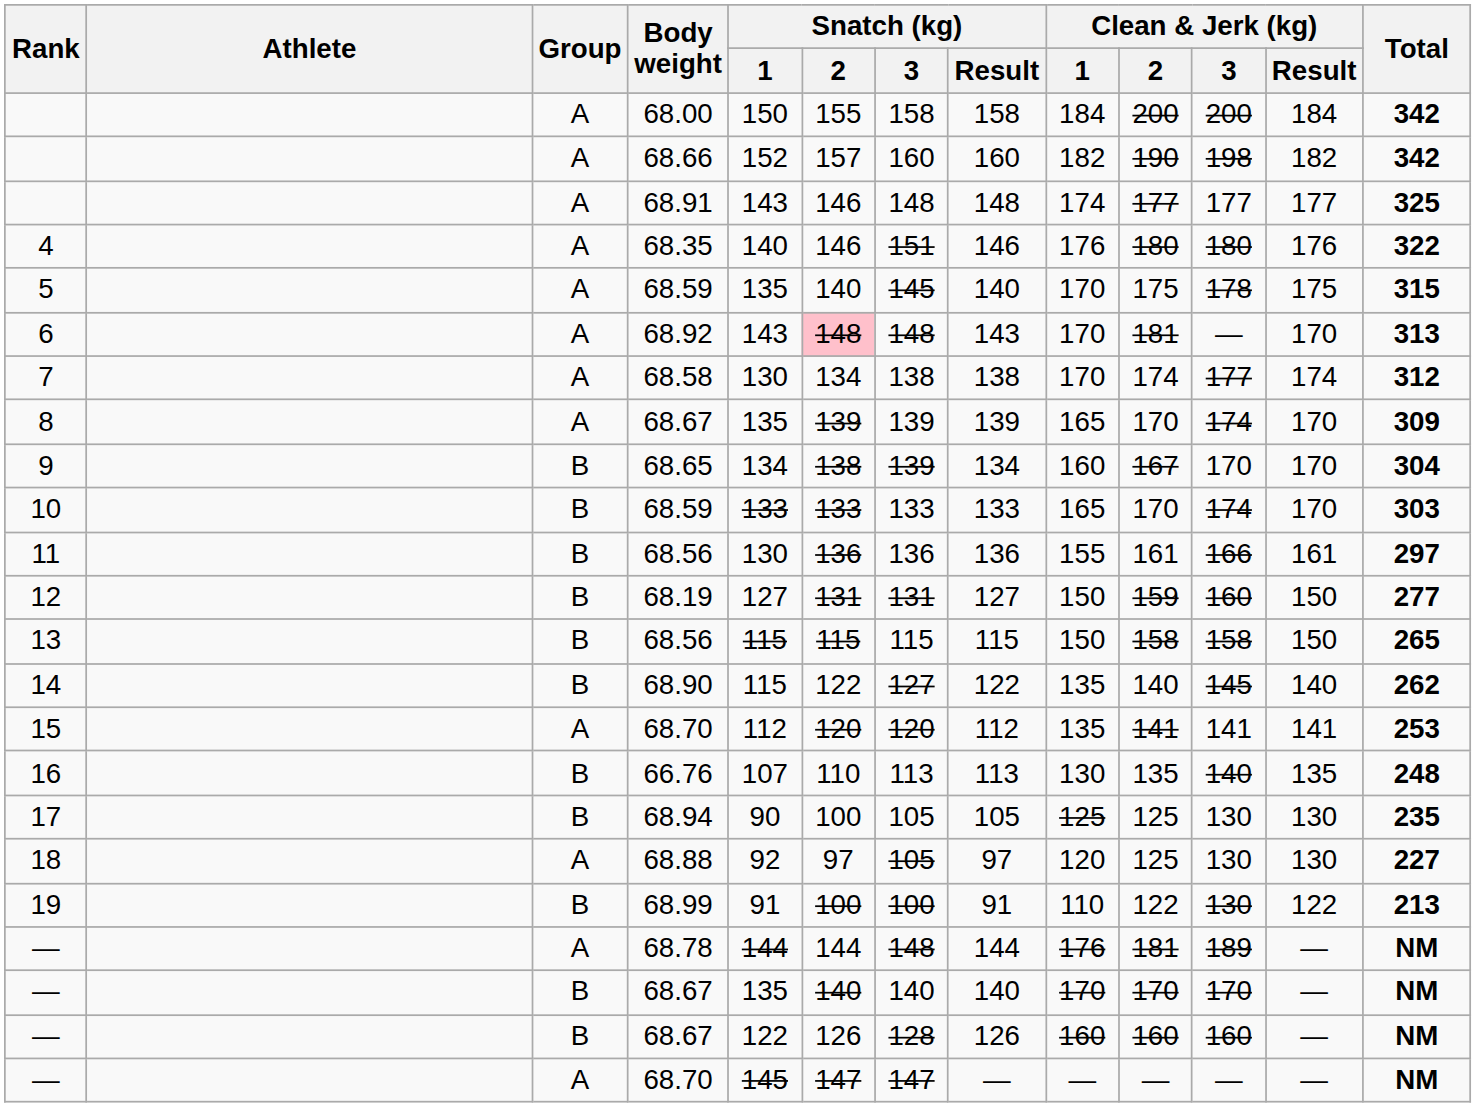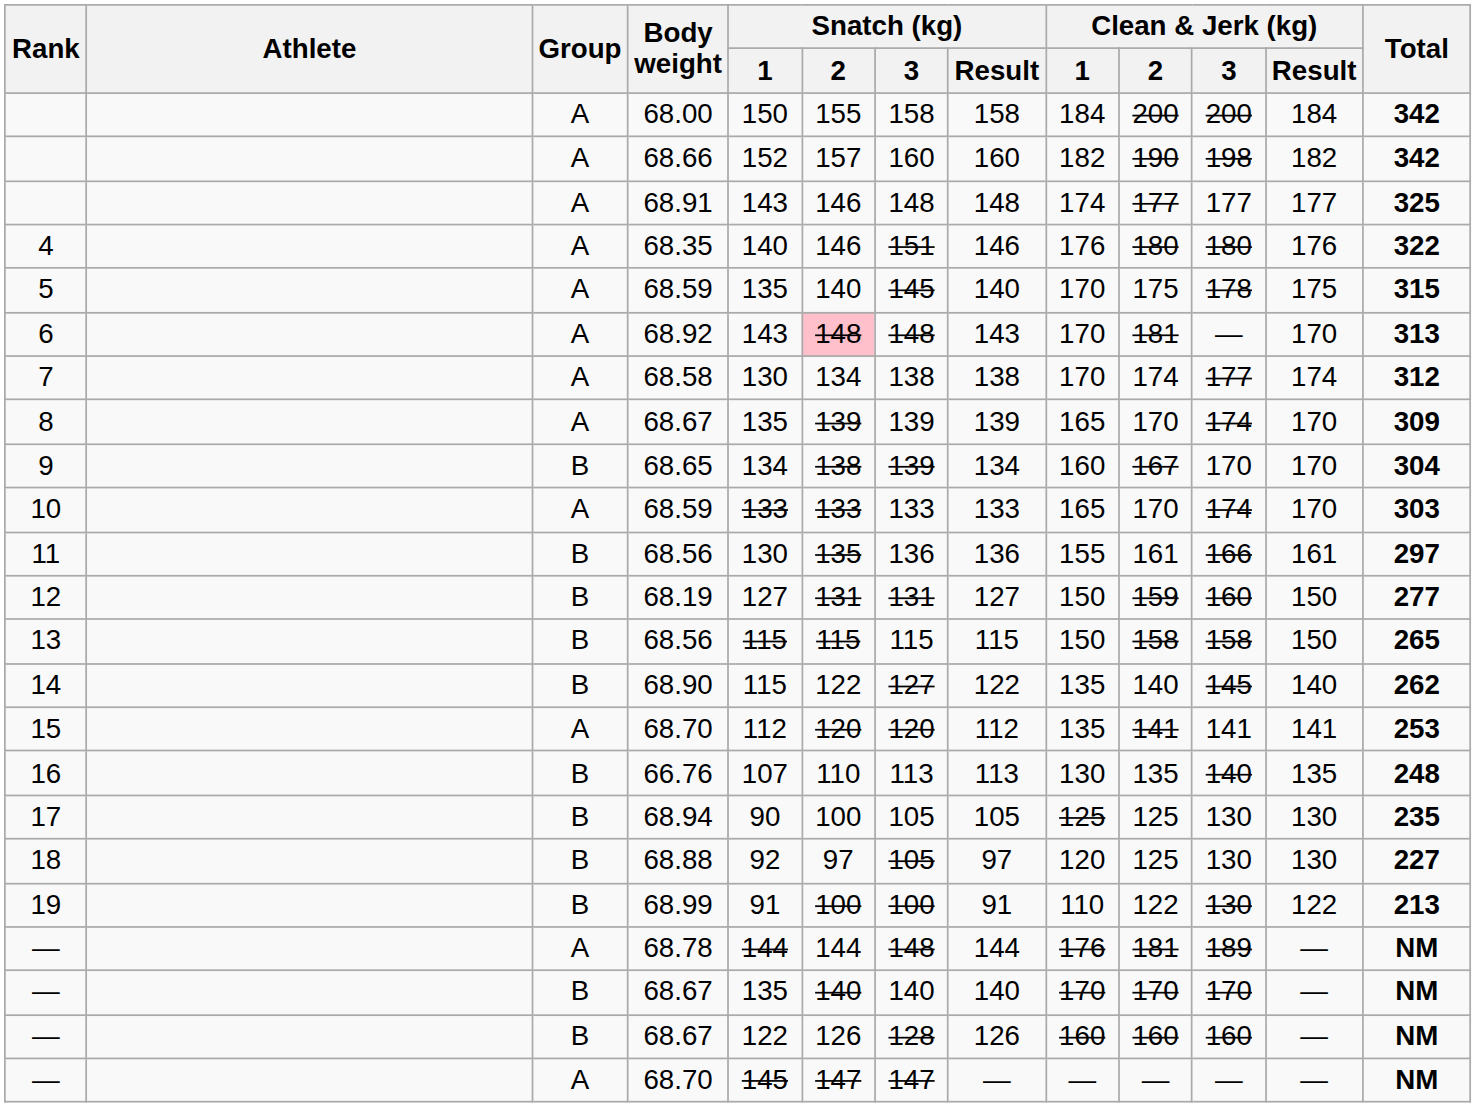(580, 509) B -> (580, 509) A
(838, 553) 136 -> (838, 553) 135
(580, 860) A -> (580, 860) B
